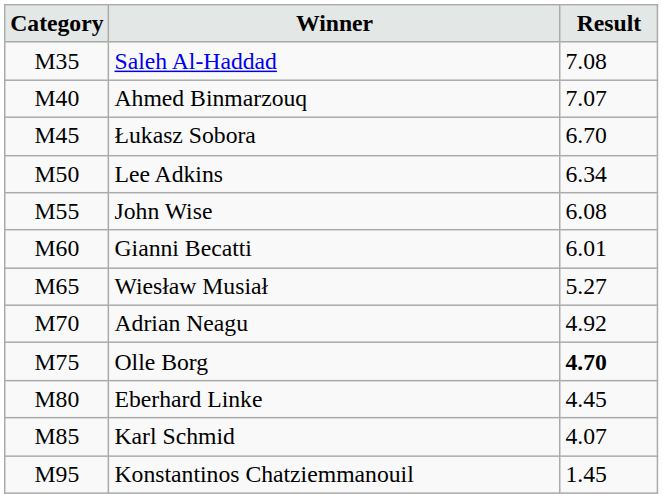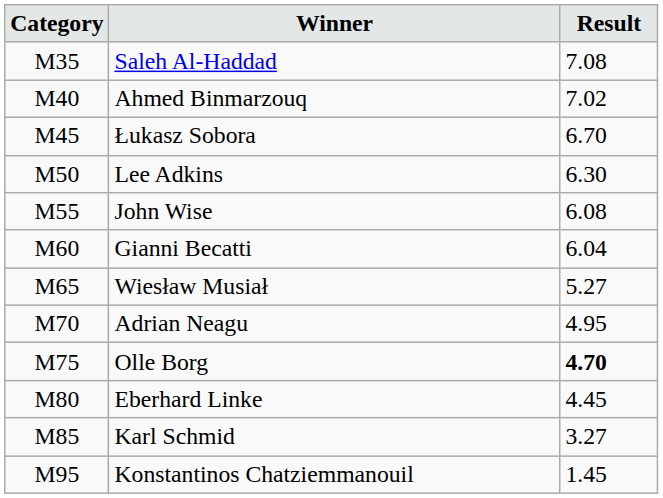(586, 98) 7.07 -> (586, 98) 7.02
(586, 173) 6.34 -> (586, 173) 6.30
(586, 248) 6.01 -> (586, 248) 6.04
(586, 323) 4.92 -> (586, 323) 4.95
(586, 436) 4.07 -> (586, 436) 3.27
